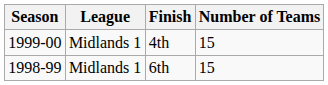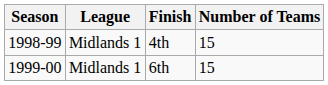(35, 42) 1999-00 -> (35, 42) 1998-99
(35, 67) 1998-99 -> (35, 67) 1999-00
